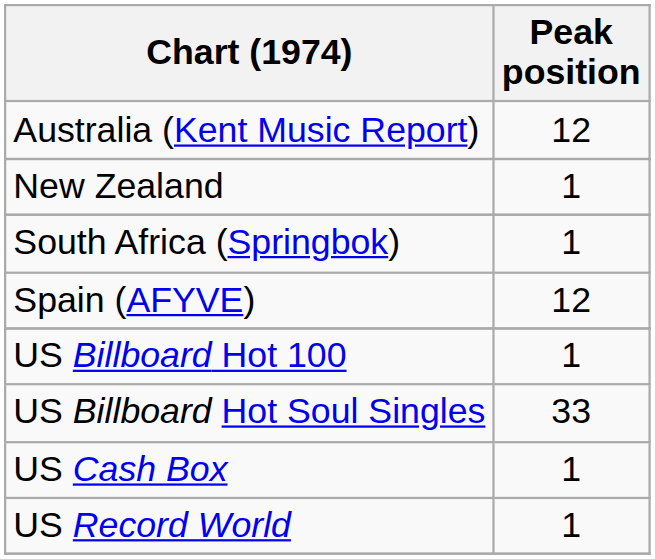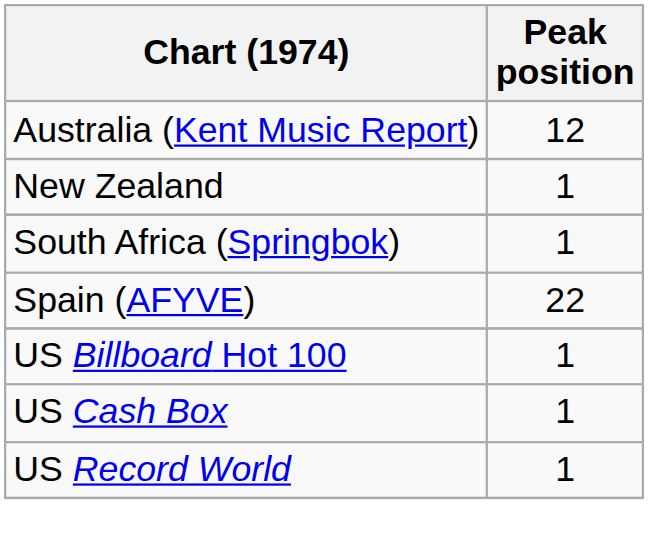(571, 299) 12 -> (565, 299) 22
- row: (249, 412)
